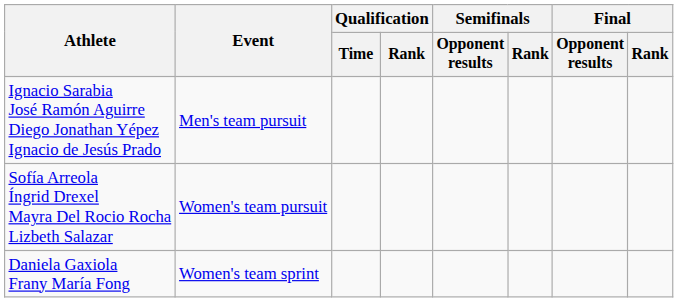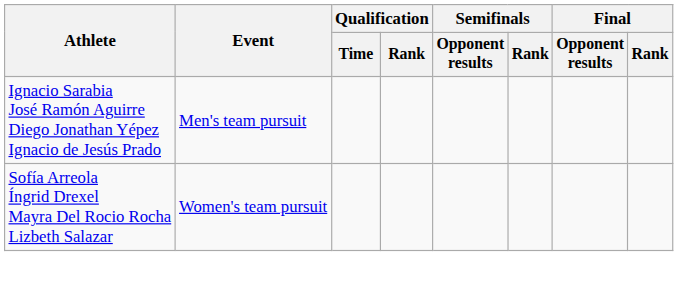- row: (69, 274)
